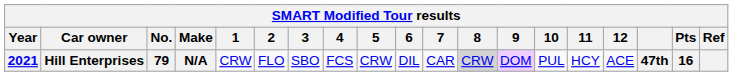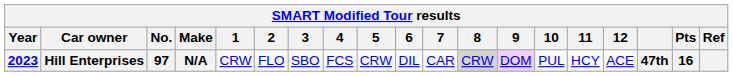(23, 60) 2021 -> (23, 60) 2023
(161, 60) 79 -> (161, 60) 97
